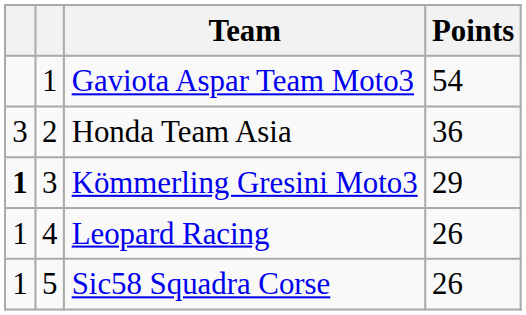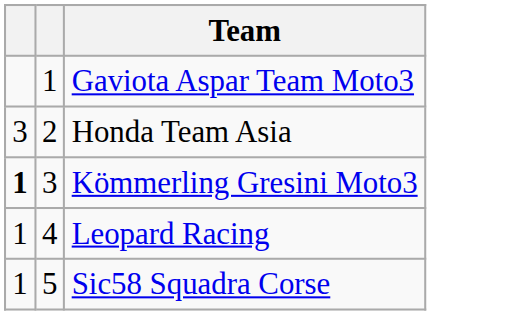- column: (473, 30)
